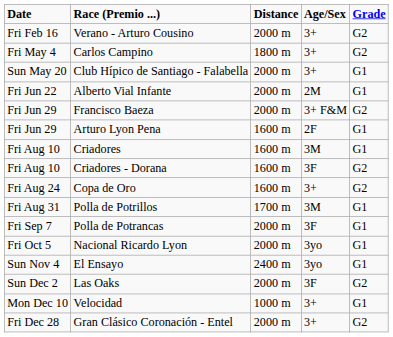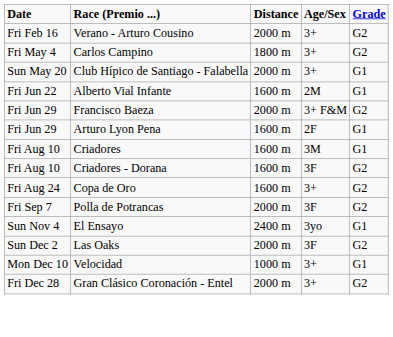(272, 91) 2000 m -> (272, 91) 1600 m
- row: (115, 206)
(360, 226) G1 -> (360, 206) G2
- row: (130, 245)
